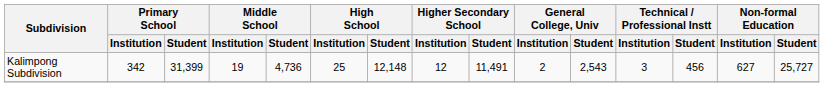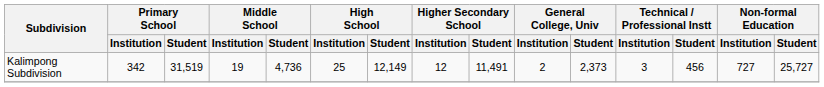(187, 67) 31,399 -> (187, 67) 31,519
(390, 67) 12,148 -> (390, 67) 12,149
(593, 67) 2,543 -> (593, 67) 2,373
(746, 67) 627 -> (746, 67) 727
